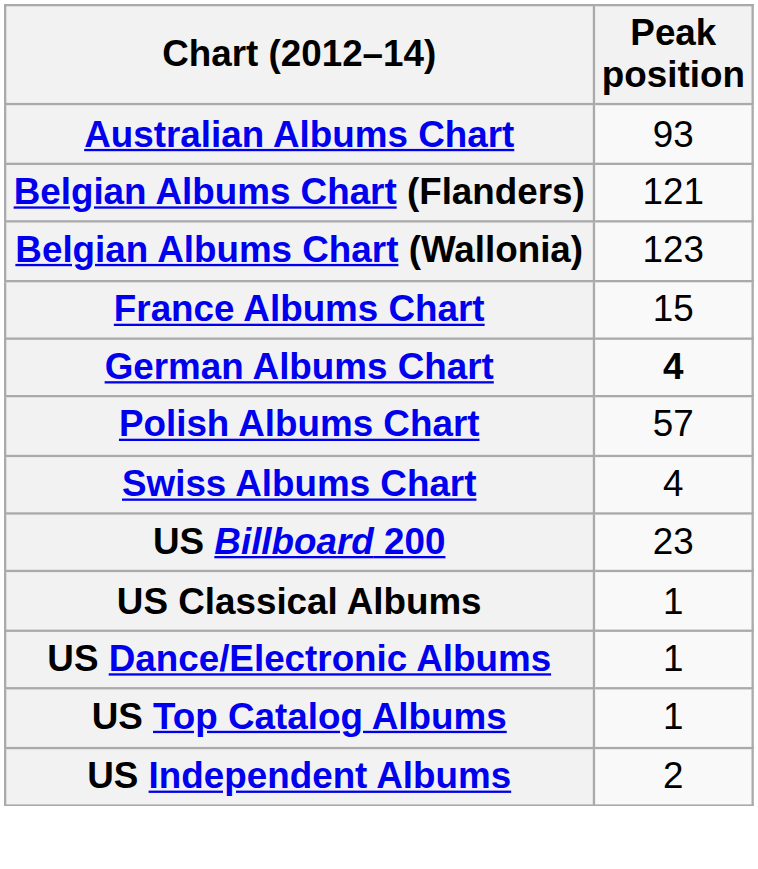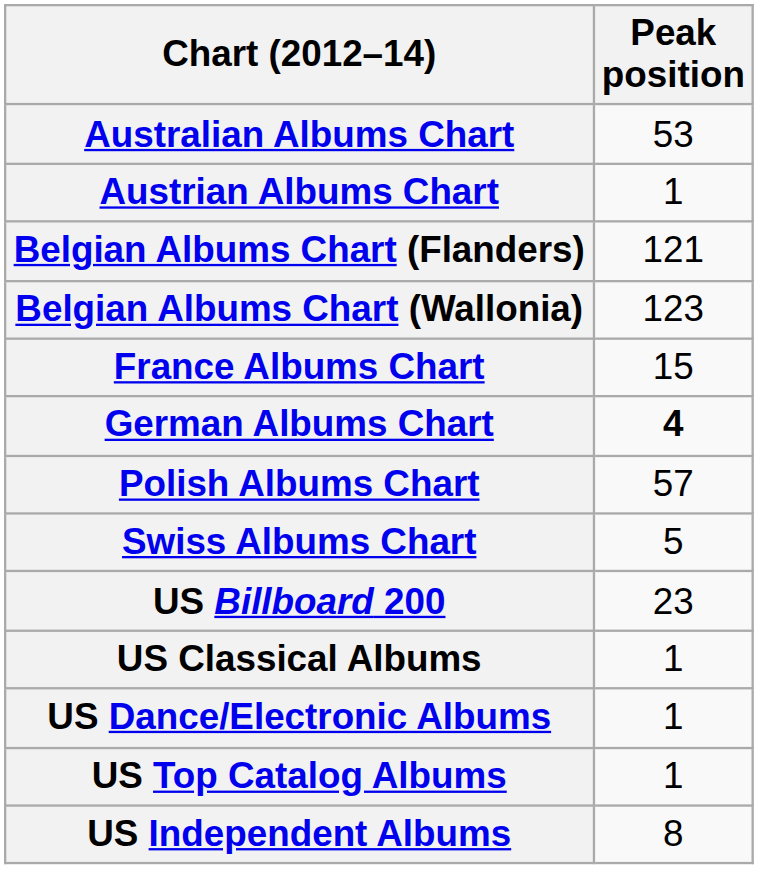(673, 133) 93 -> (673, 133) 53
+ row: (299, 191)
(673, 483) 4 -> (673, 541) 5
(673, 775) 2 -> (673, 833) 8
